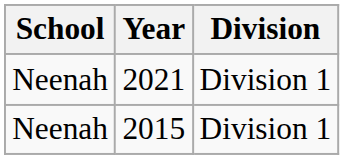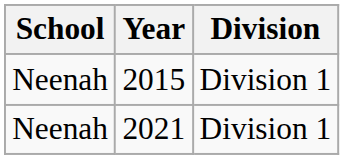rows swapped: (154, 128) <-> (154, 79)
